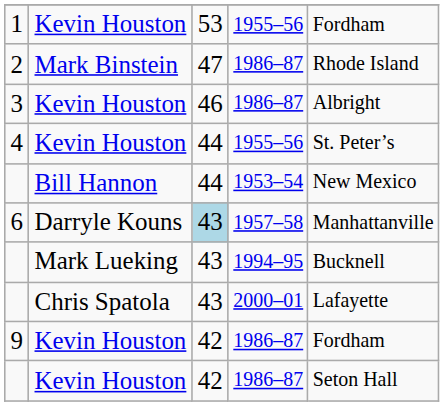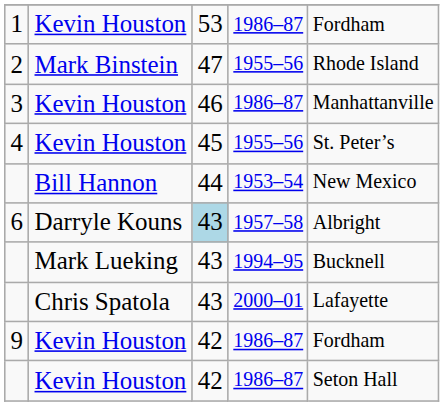(268, 24) 1955–56 -> (268, 24) 1986–87
(268, 63) 1986–87 -> (268, 63) 1955–56
(347, 103) Albright -> (373, 103) Manhattanville
(210, 143) 44 -> (210, 143) 45
(373, 222) Manhattanville -> (347, 222) Albright
